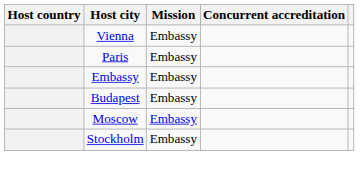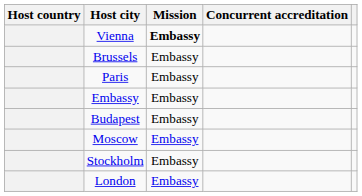(173, 35) normal -> (175, 35) bold
+ row: (115, 56)
+ row: (115, 181)
